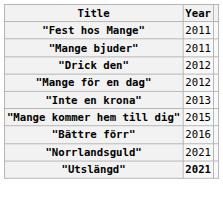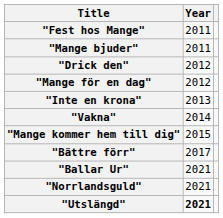+ row: (94, 117)
(198, 135) 2016 -> (198, 152) 2017
+ row: (94, 169)
